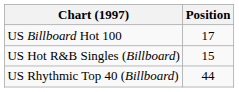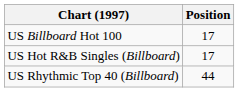(208, 55) 15 -> (208, 55) 17
